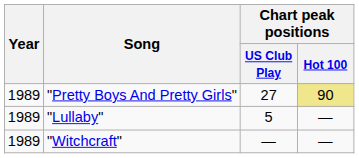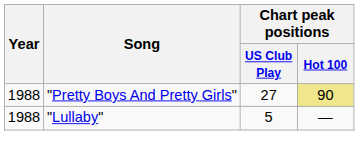(24, 94) 1989 -> (24, 94) 1988
(24, 118) 1989 -> (24, 118) 1988
- row: (84, 141)
